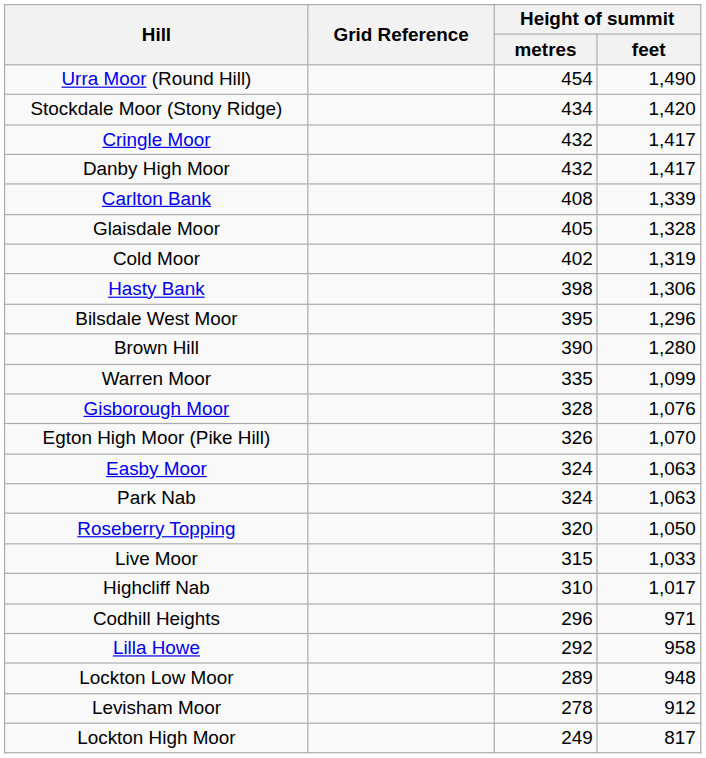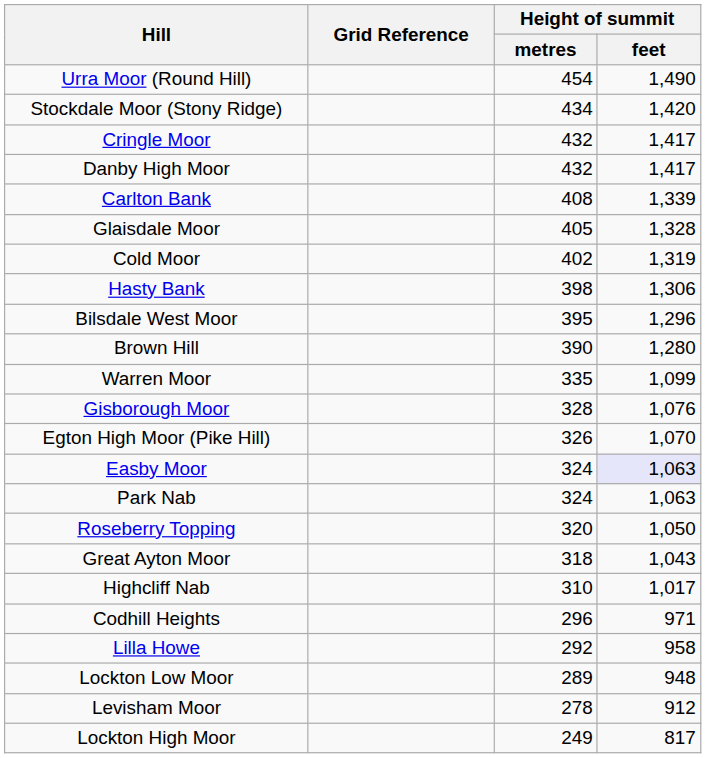(672, 468) no background -> (672, 468) lavender background
+ row: (156, 558)
- row: (156, 558)
